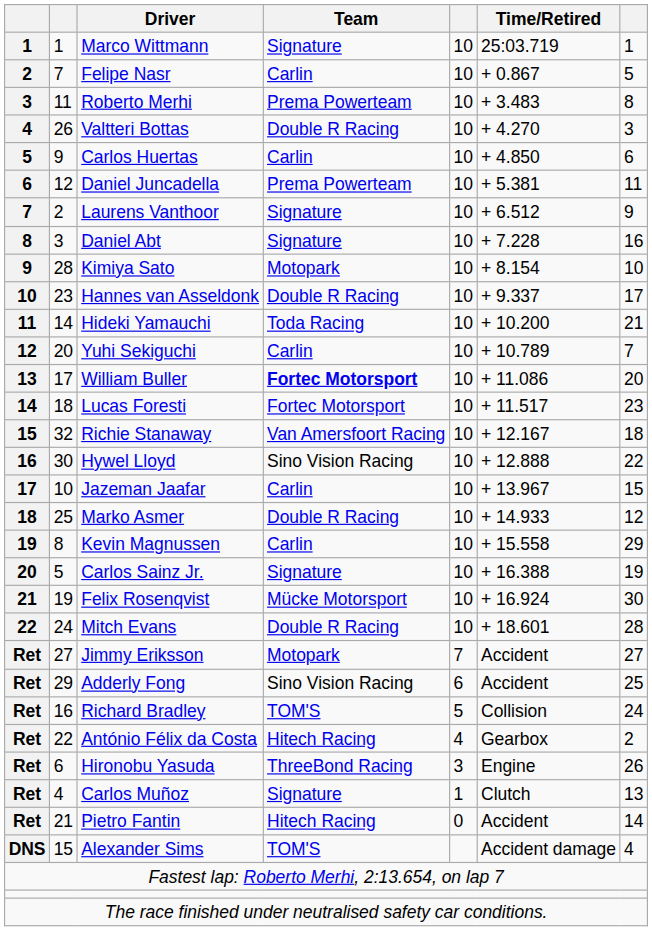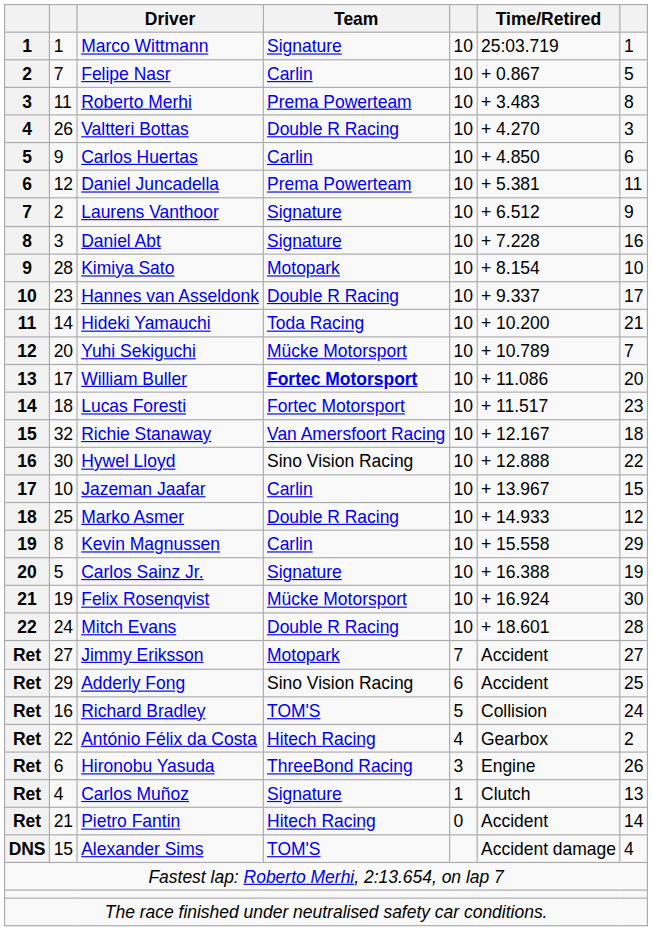(290, 351) Carlin -> (337, 351) Mücke Motorsport
